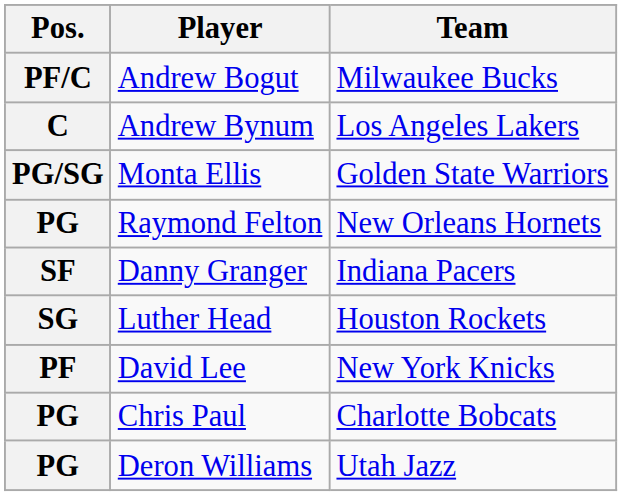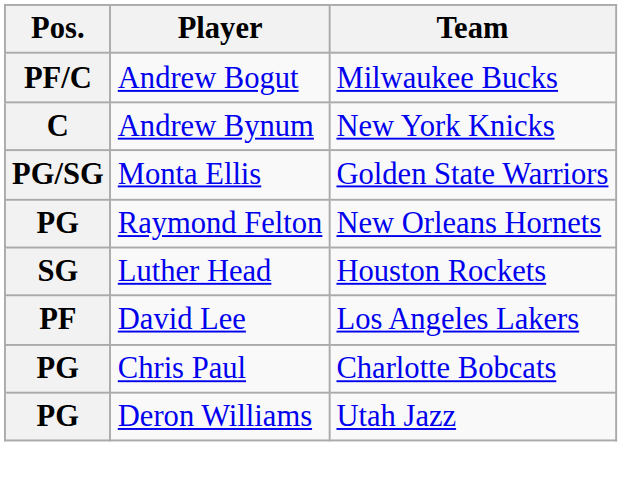(458, 125) Los Angeles Lakers -> (446, 125) New York Knicks
- row: (212, 271)
(446, 367) New York Knicks -> (458, 319) Los Angeles Lakers
